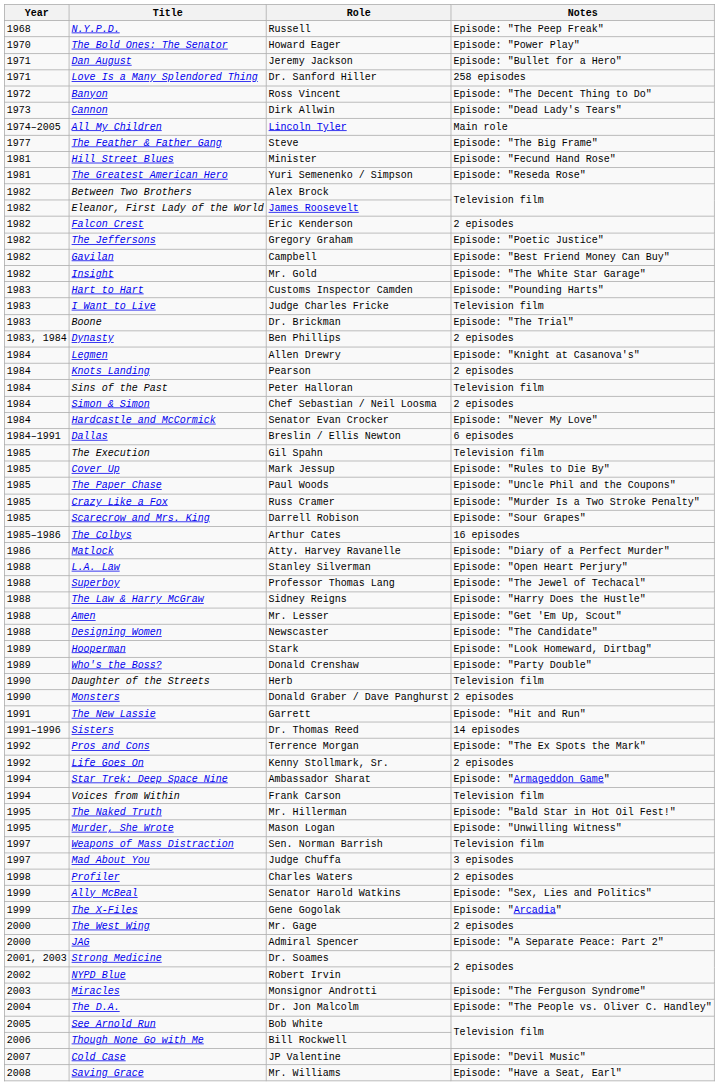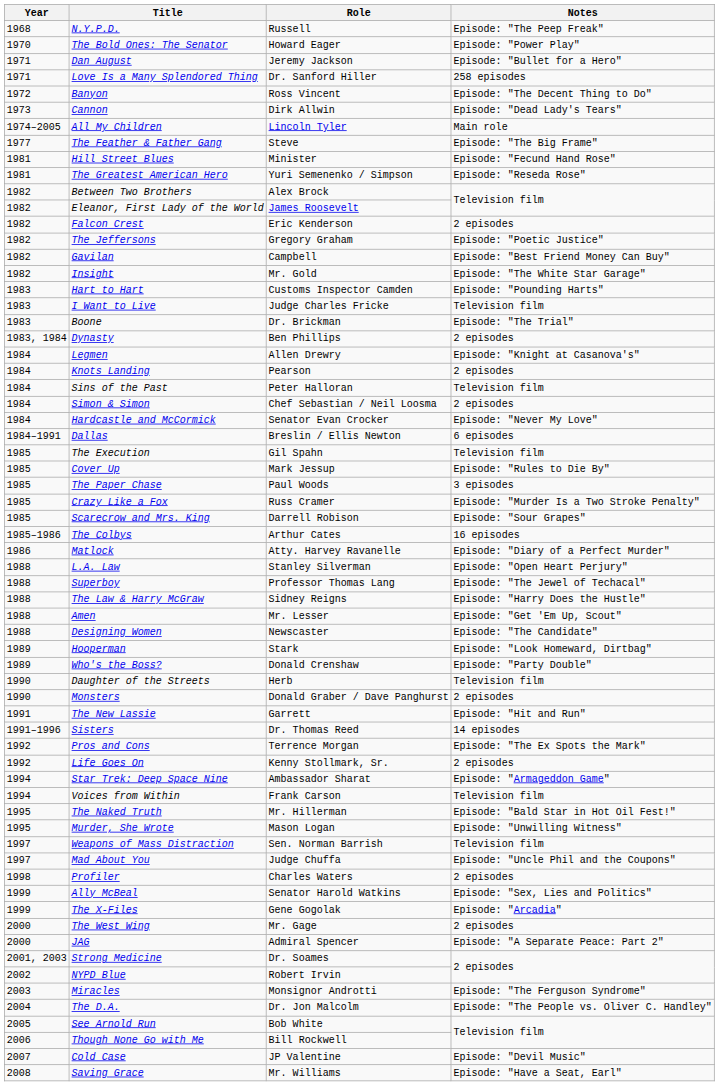(565, 486) Episode: "Uncle Phil and the Coupons" -> (484, 486) 3 episodes
(484, 861) 3 episodes -> (565, 861) Episode: "Uncle Phil and the Coupons"
